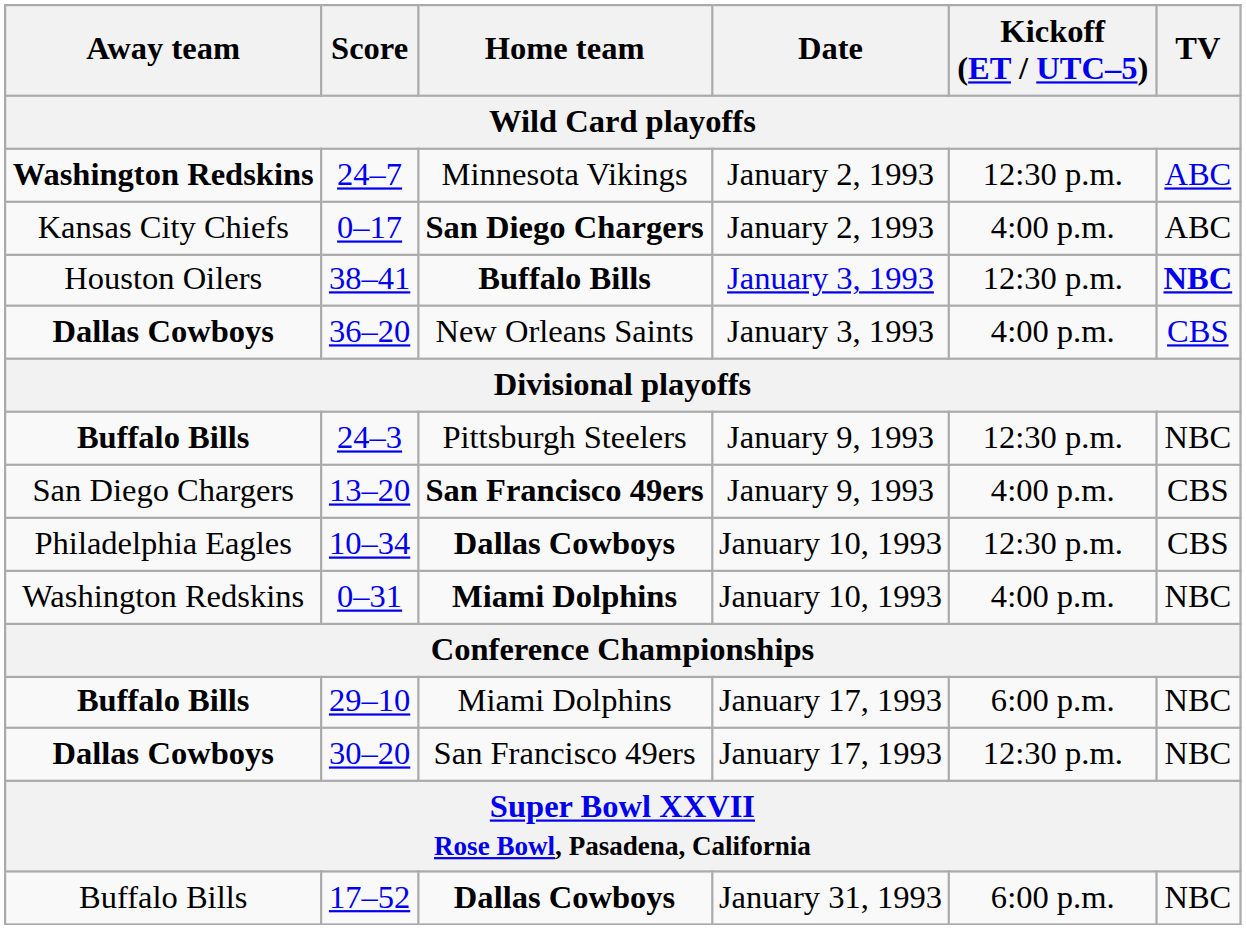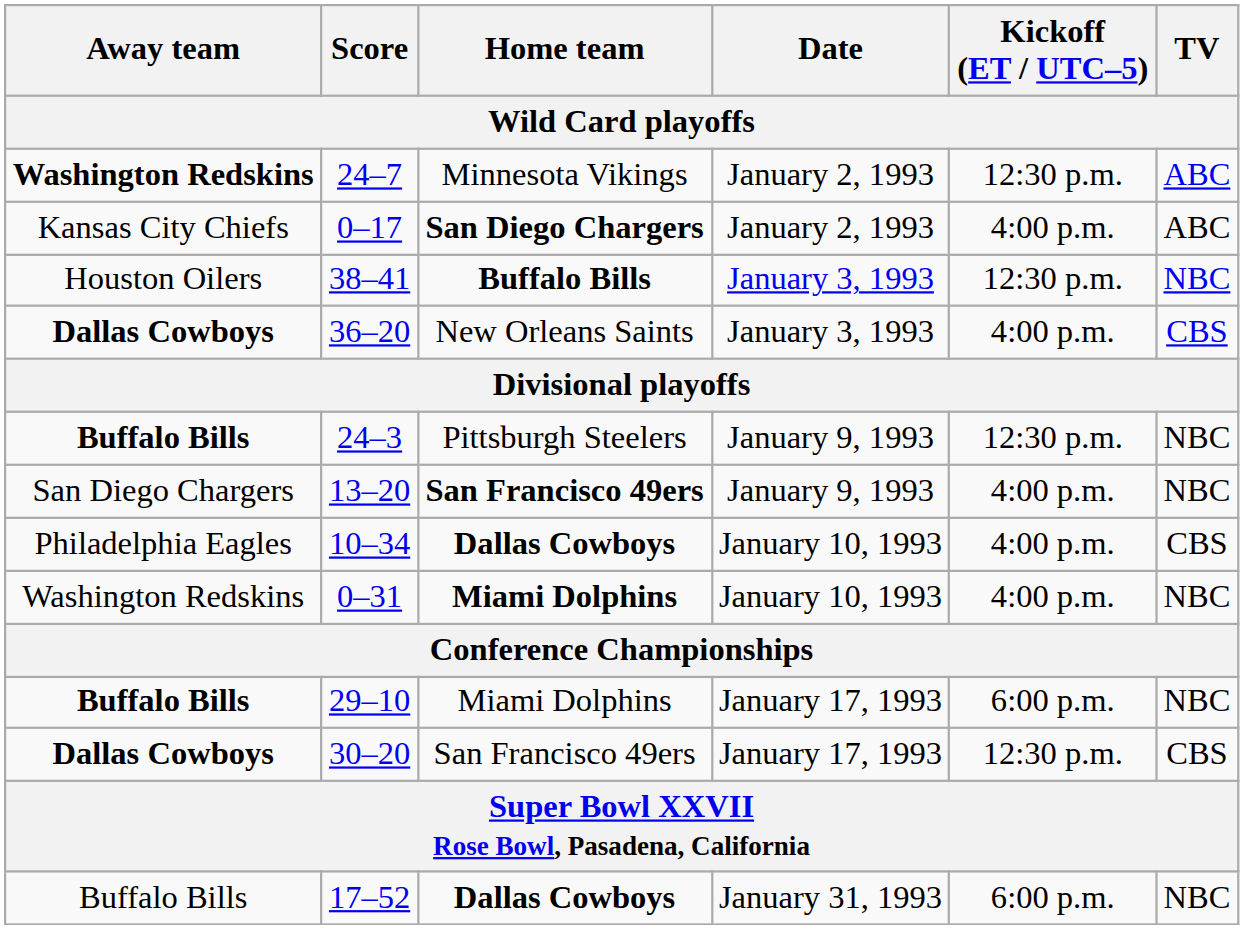(1198, 279) bold -> (1197, 279) normal
(1198, 490) CBS -> (1197, 490) NBC
(1053, 543) 12:30 p.m. -> (1053, 543) 4:00 p.m.
(1198, 754) NBC -> (1197, 754) CBS
